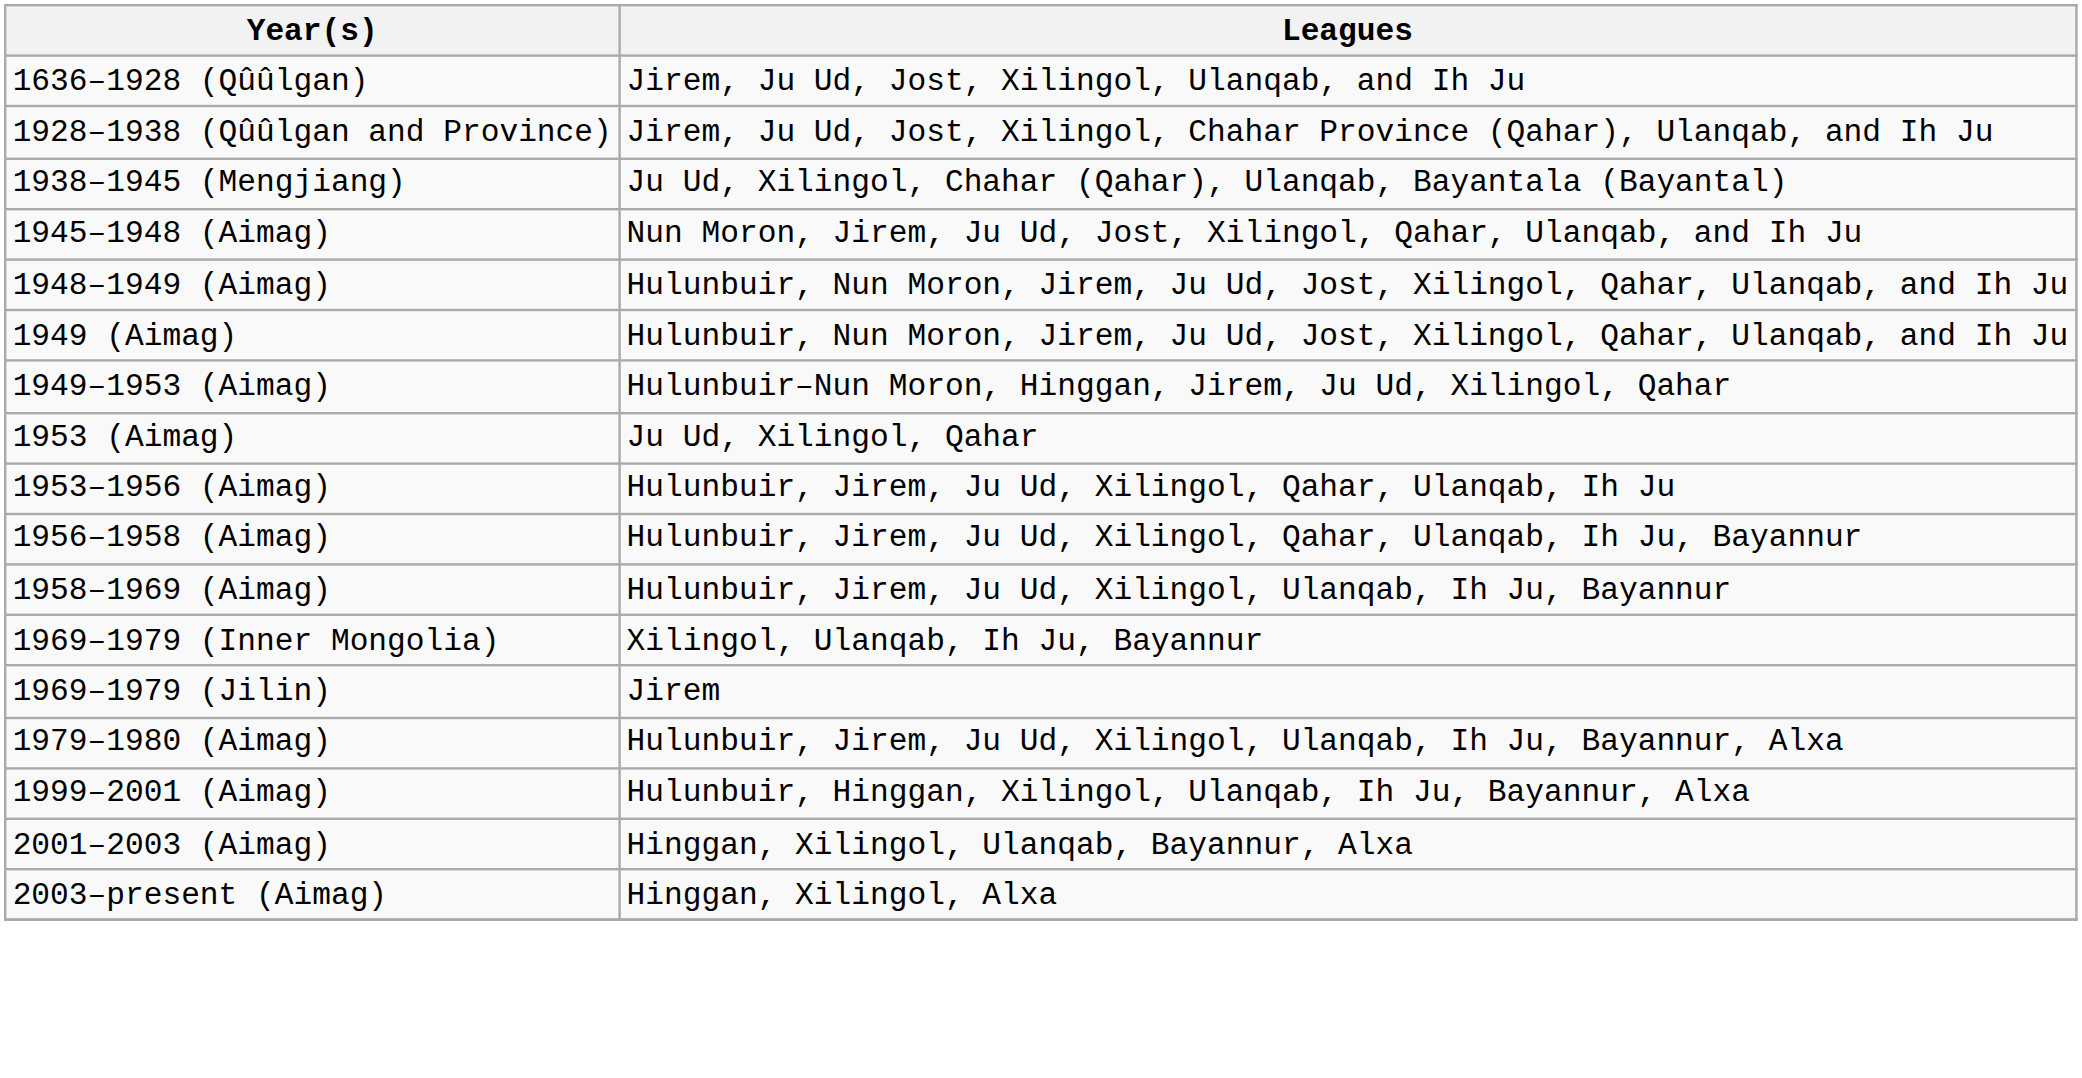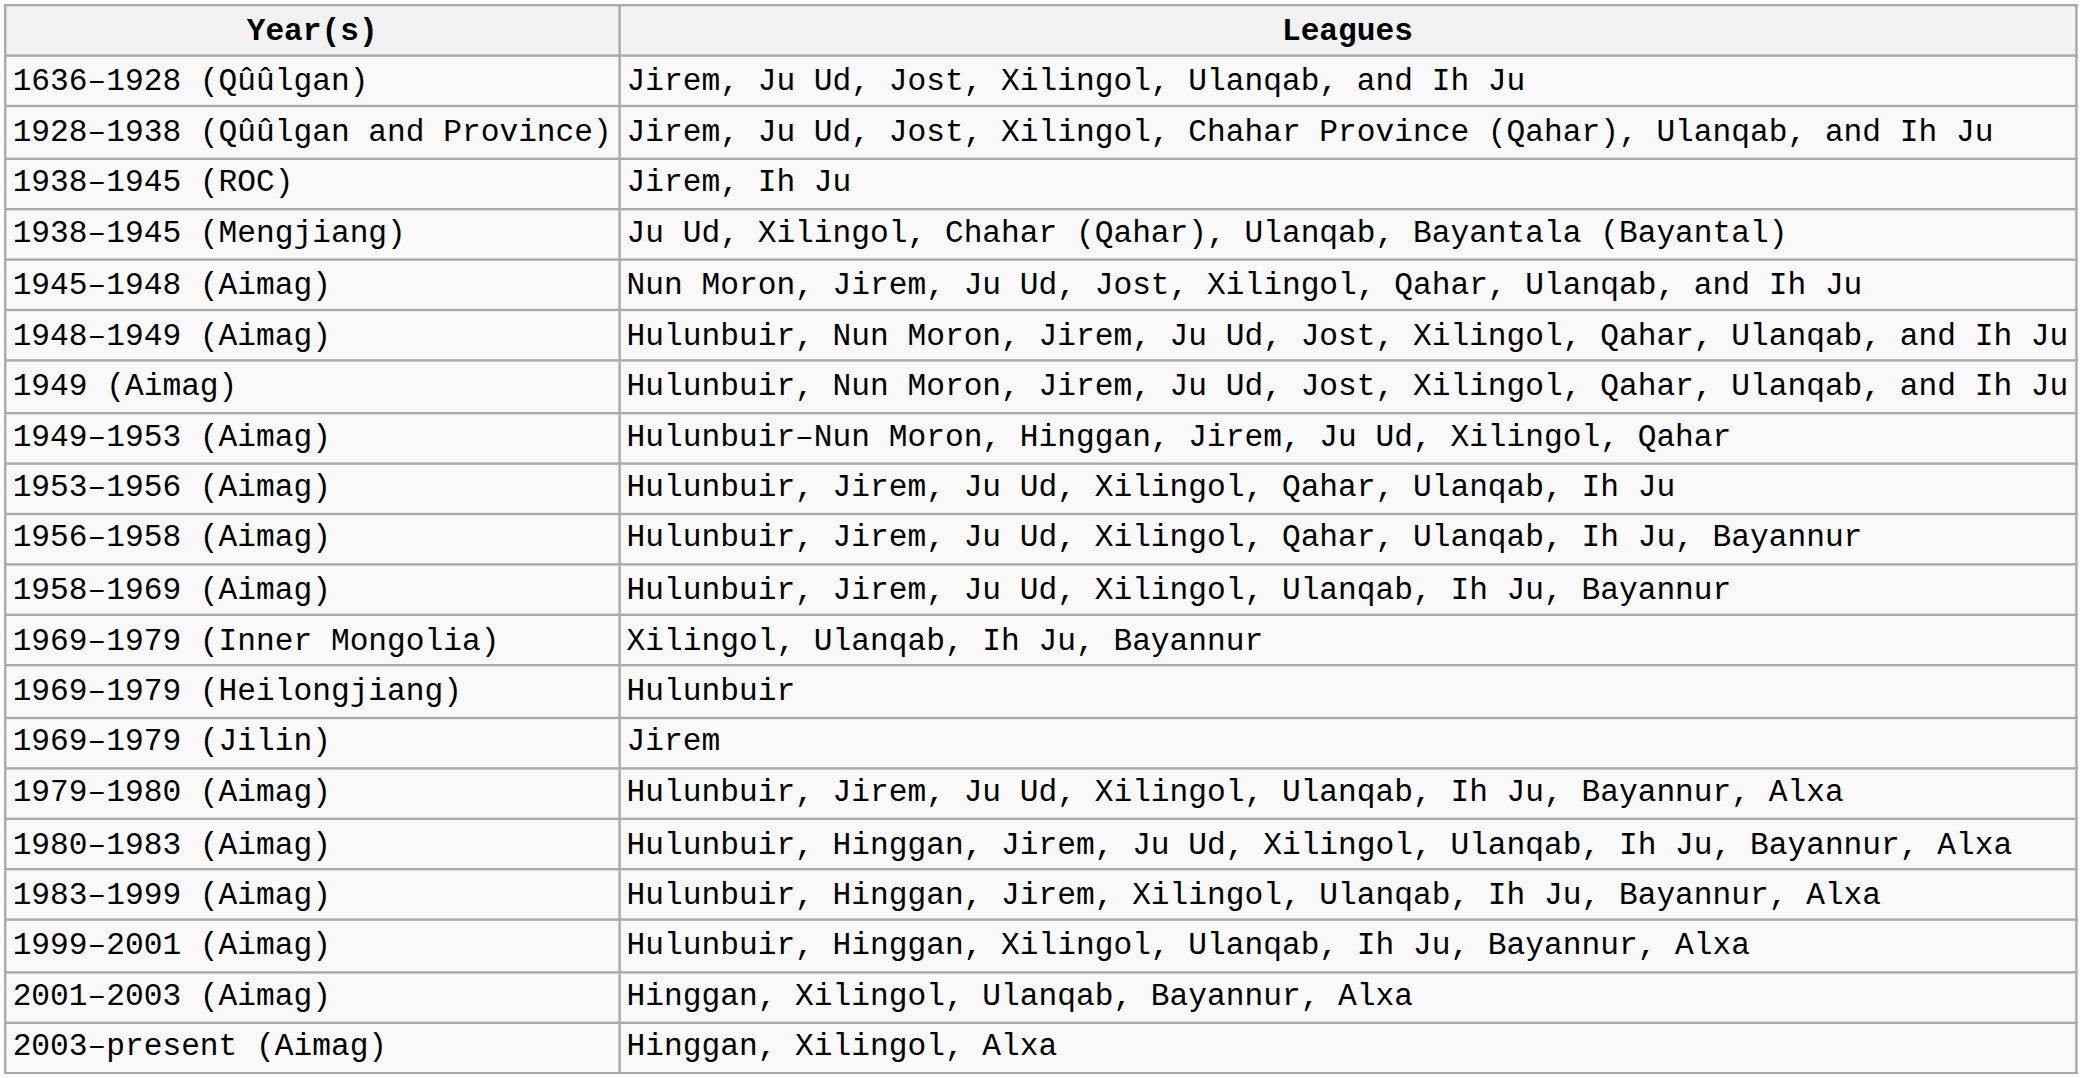+ row: (153, 183)
- row: (125, 437)
+ row: (237, 692)
+ row: (172, 844)
+ row: (172, 895)
